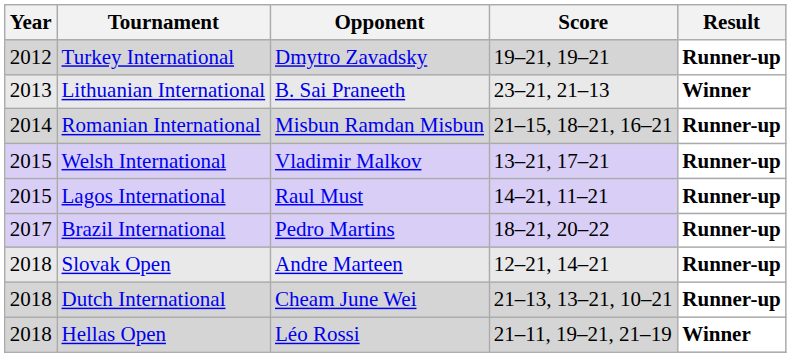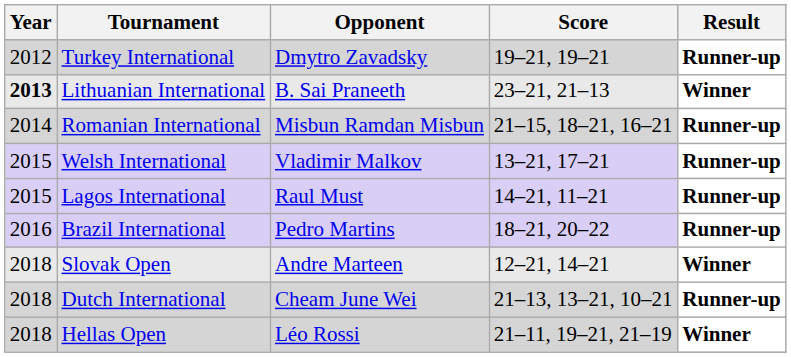(31, 91) normal -> (31, 91) bold
(31, 230) 2017 -> (31, 230) 2016
(732, 264) Runner-up -> (717, 264) Winner
